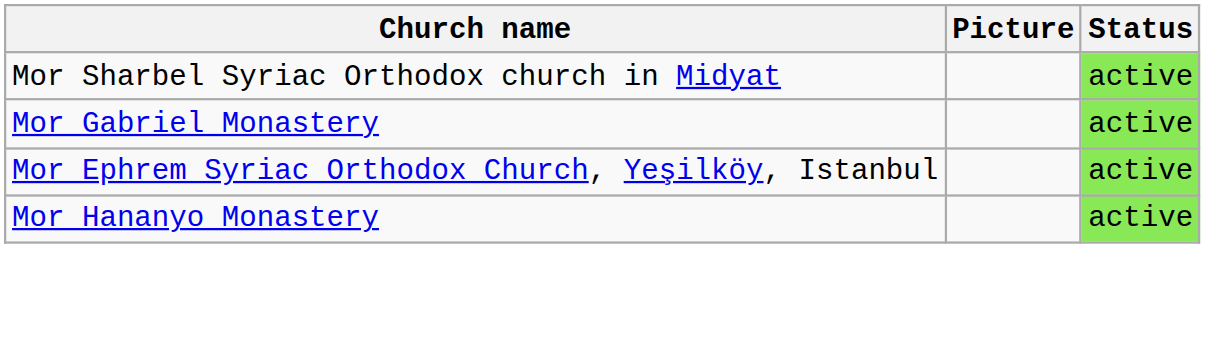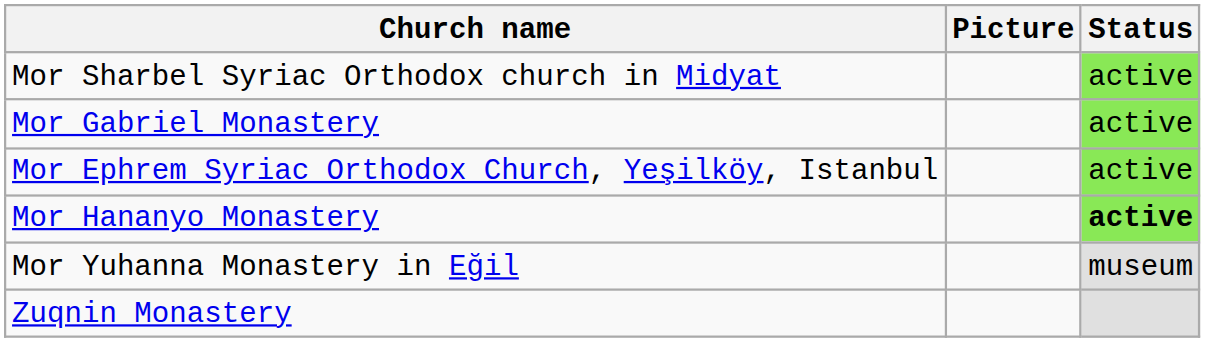(1141, 219) normal -> (1141, 219) bold
+ row: (265, 266)
+ row: (152, 314)
